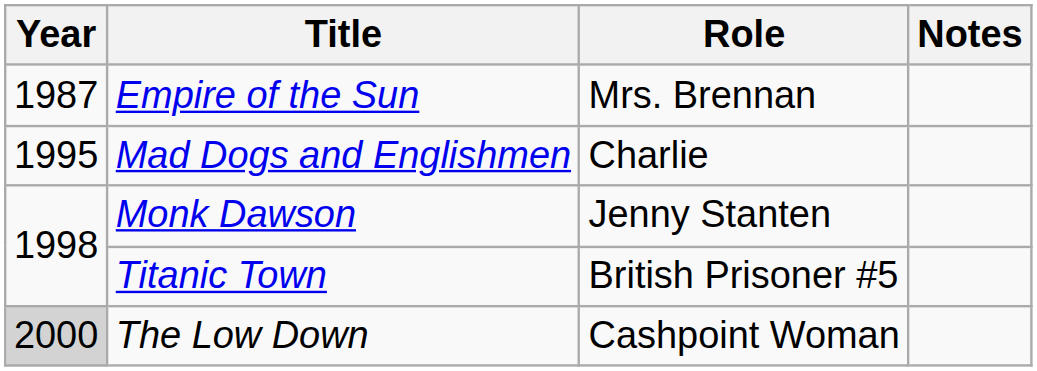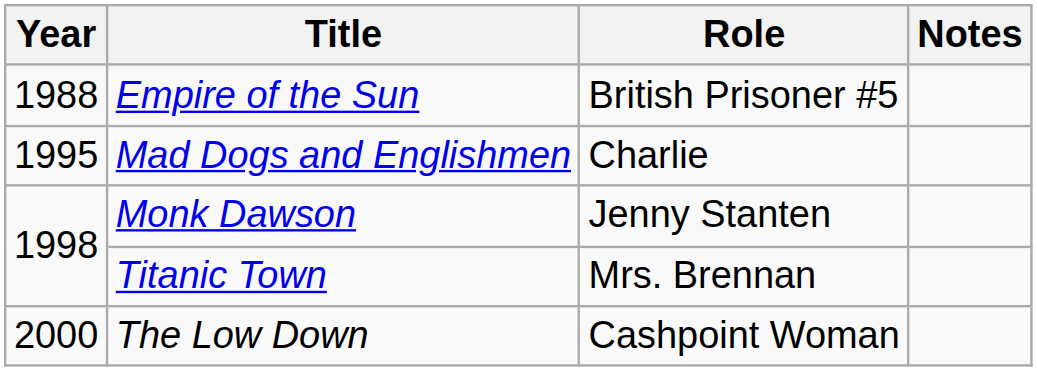(56, 94) 1987 -> (56, 94) 1988
(702, 94) Mrs. Brennan -> (743, 94) British Prisoner #5
(743, 275) British Prisoner #5 -> (702, 275) Mrs. Brennan
(56, 335) lightgrey background -> (56, 335) no background
